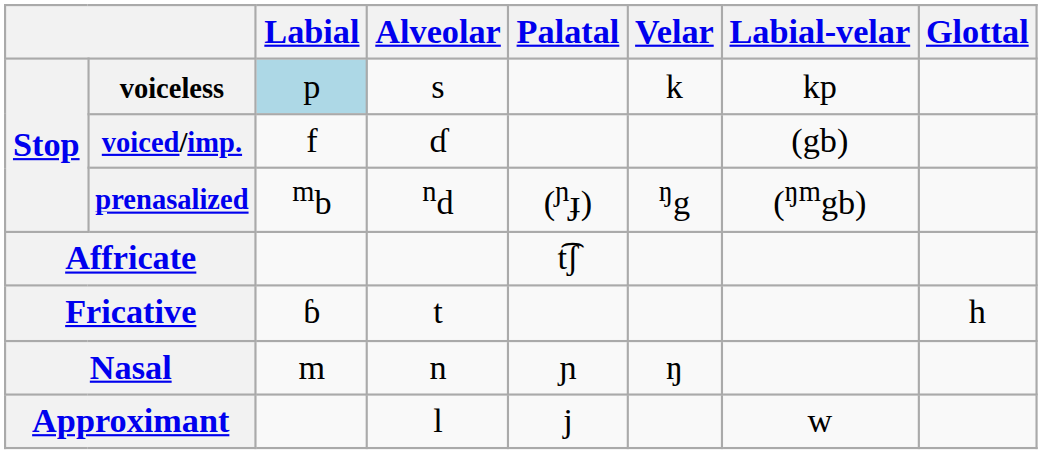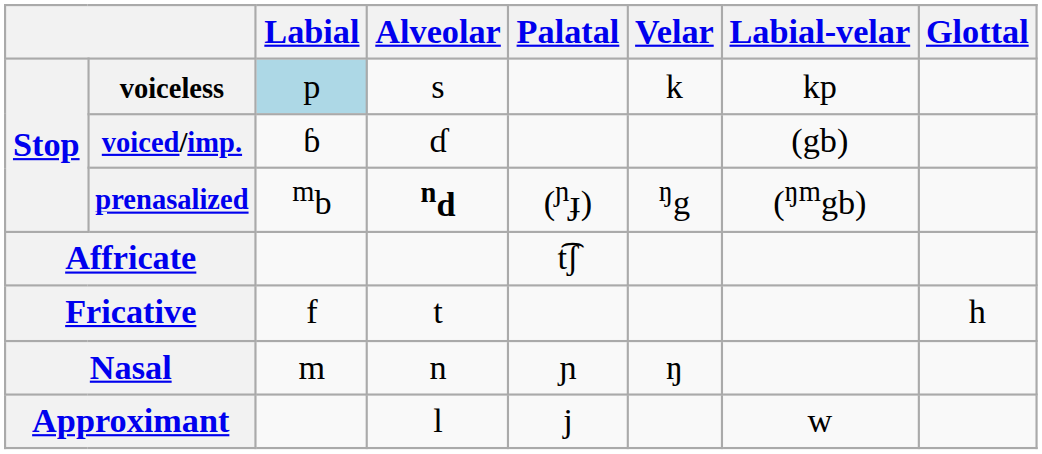(312, 140) f -> (312, 140) ɓ
(438, 199) normal -> (438, 199) bold
(312, 312) ɓ -> (312, 312) f
